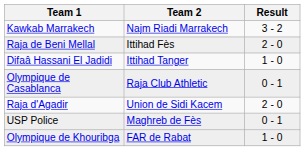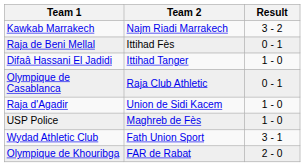(272, 45) 2 - 0 -> (272, 45) 0 - 1
(272, 105) 2 - 0 -> (272, 105) 1 - 0
(272, 121) 0 - 1 -> (272, 121) 1 - 0
+ row: (52, 137)
(272, 137) 1 - 0 -> (272, 154) 2 - 0
